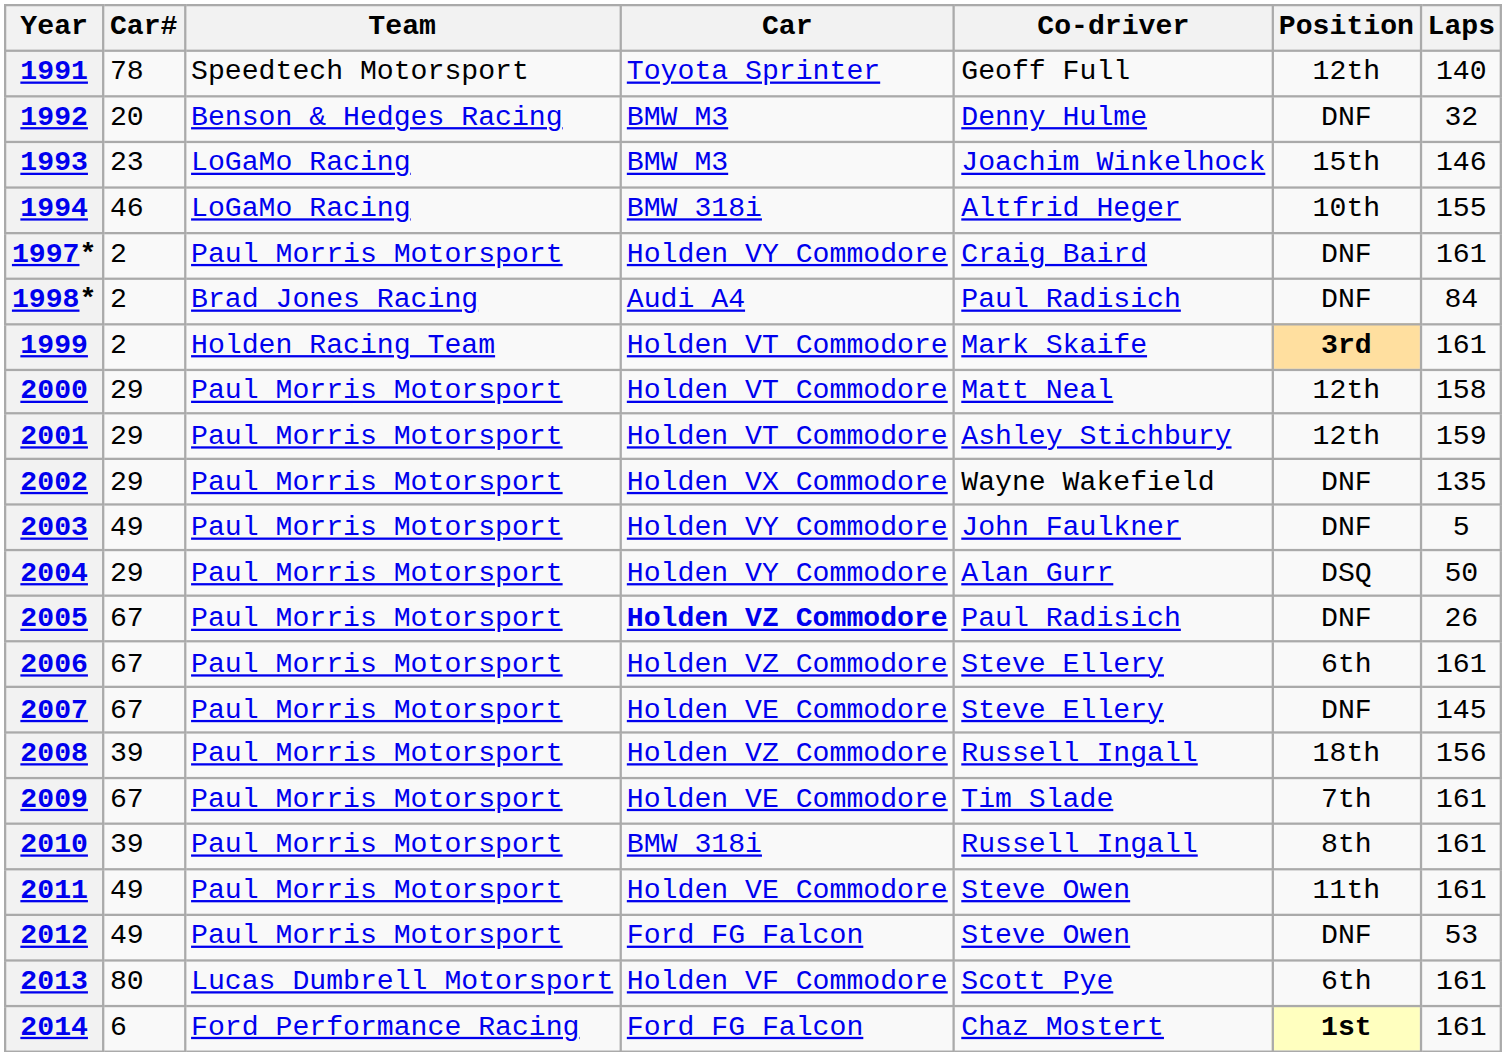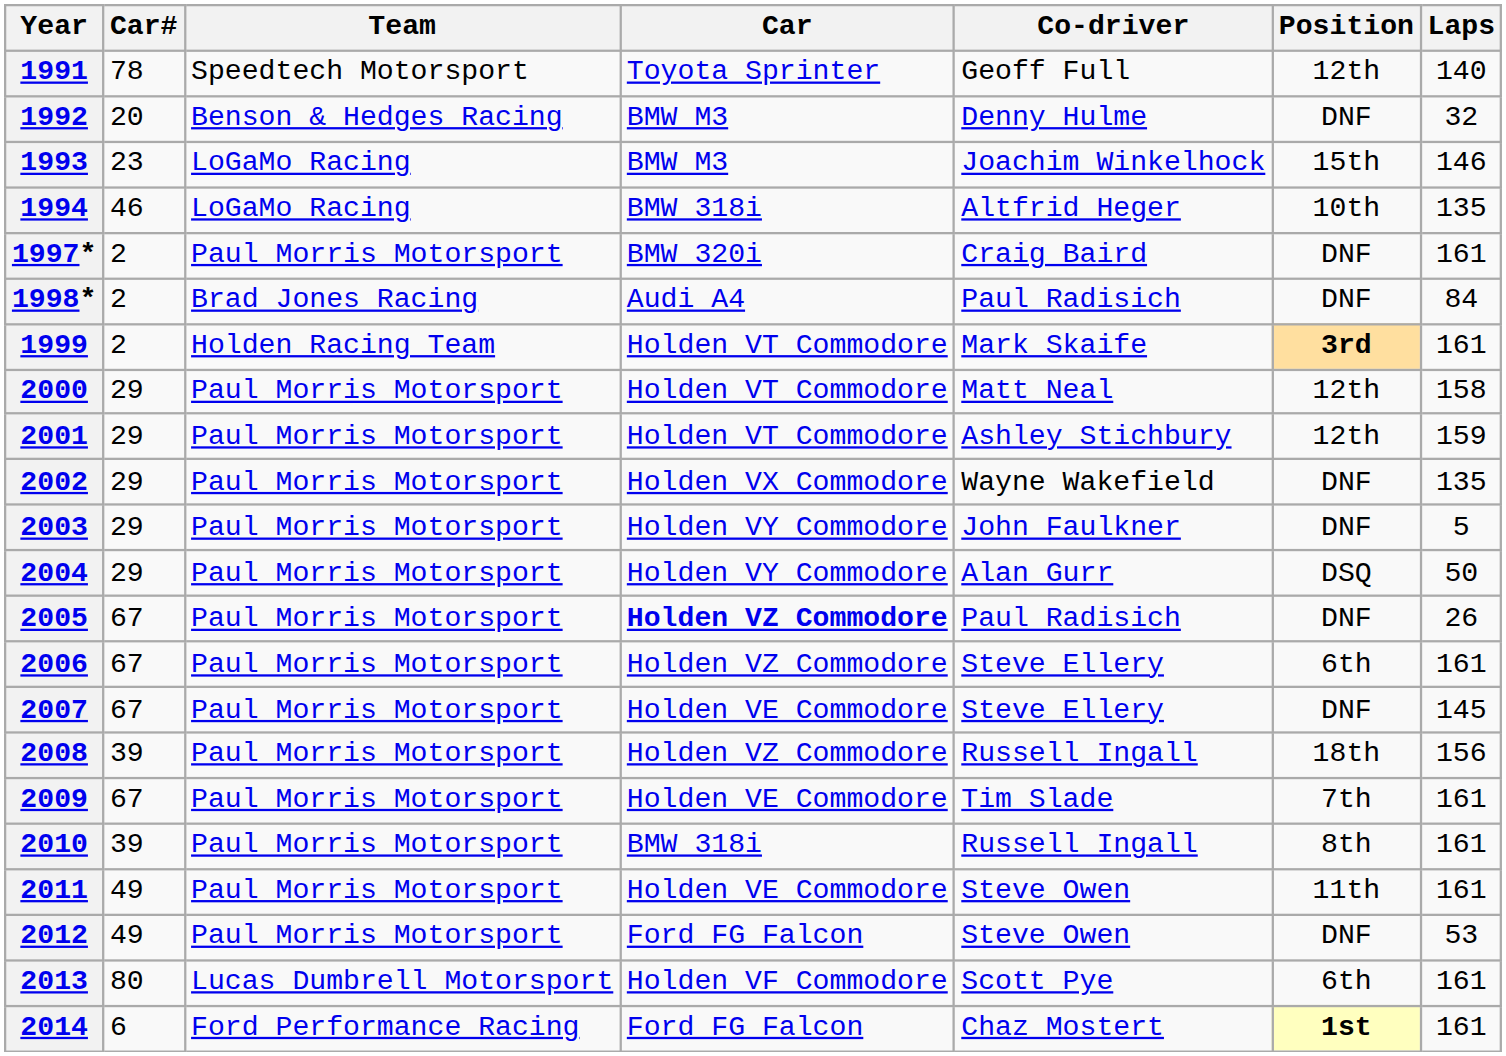(1461, 210) 155 -> (1461, 210) 135
(787, 255) Holden VY Commodore -> (694, 255) BMW 320i
(127, 528) 49 -> (127, 528) 29
